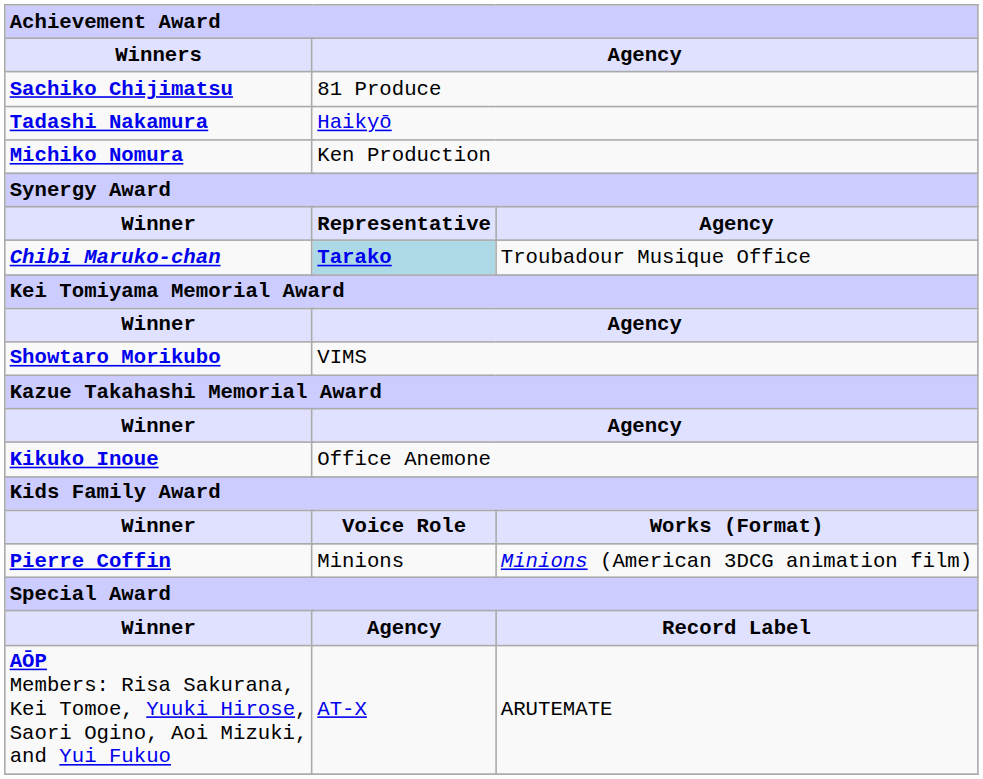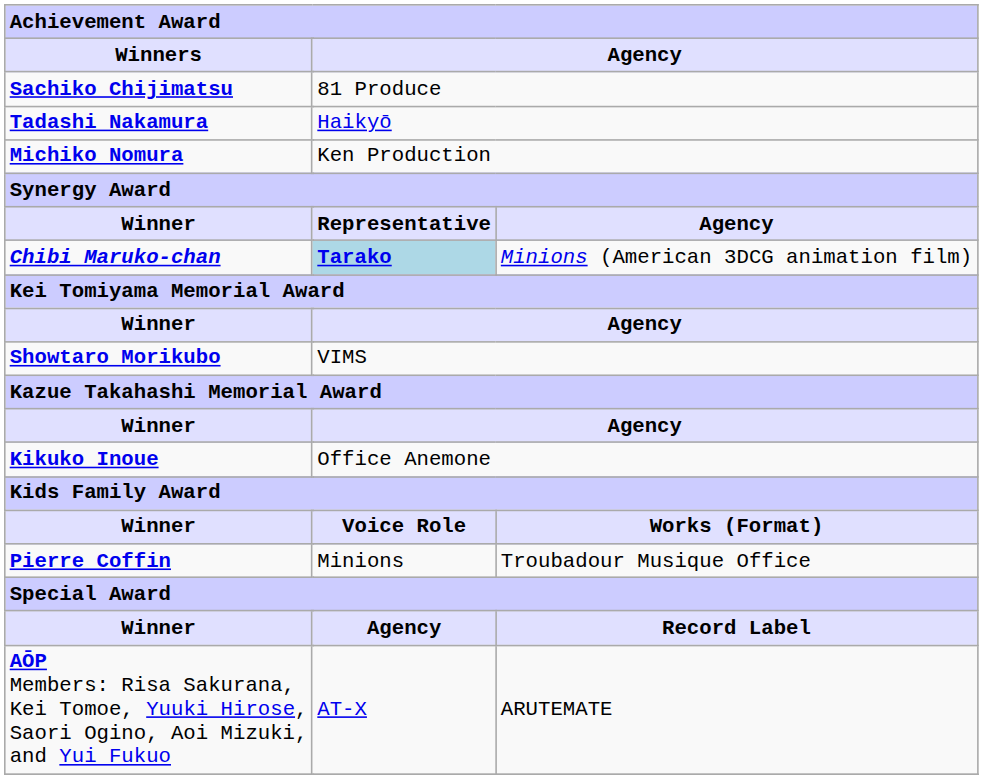(656, 257) Troubadour Musique Office -> (736, 257) Minions (American 3DCG animation film)
(736, 561) Minions (American 3DCG animation film) -> (656, 561) Troubadour Musique Office
